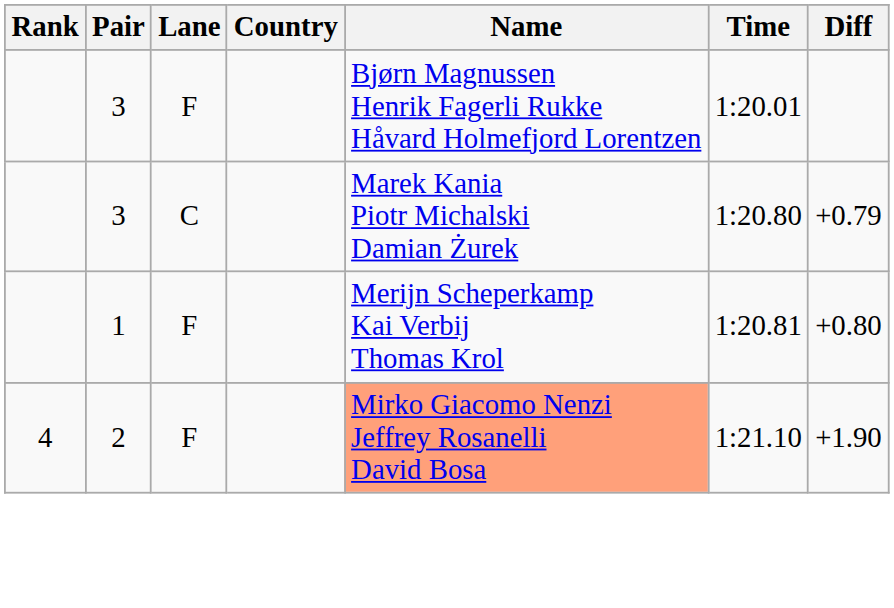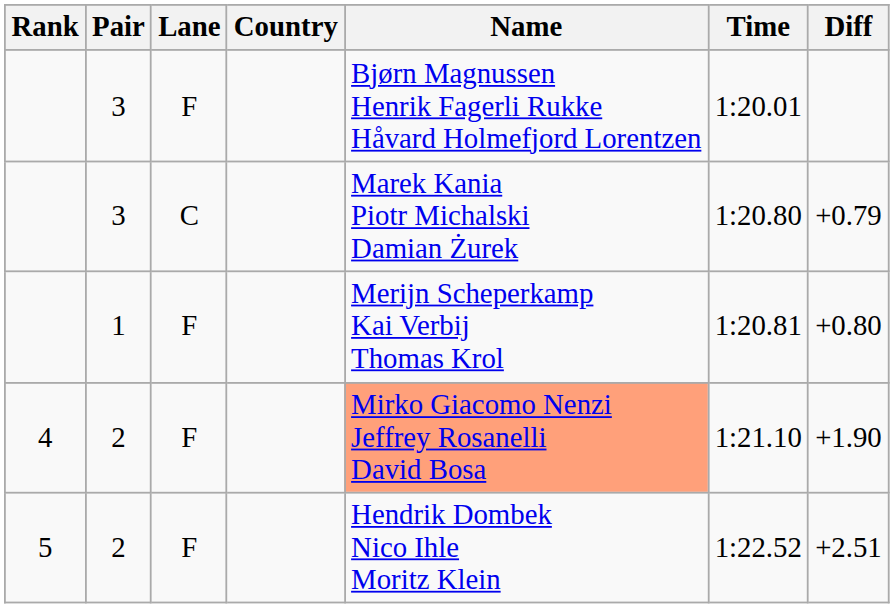+ row: (45, 547)
